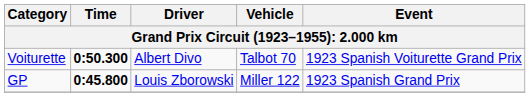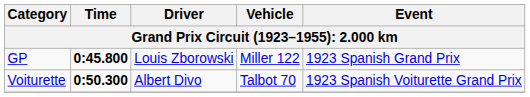rows swapped: (18, 80) <-> (37, 59)
